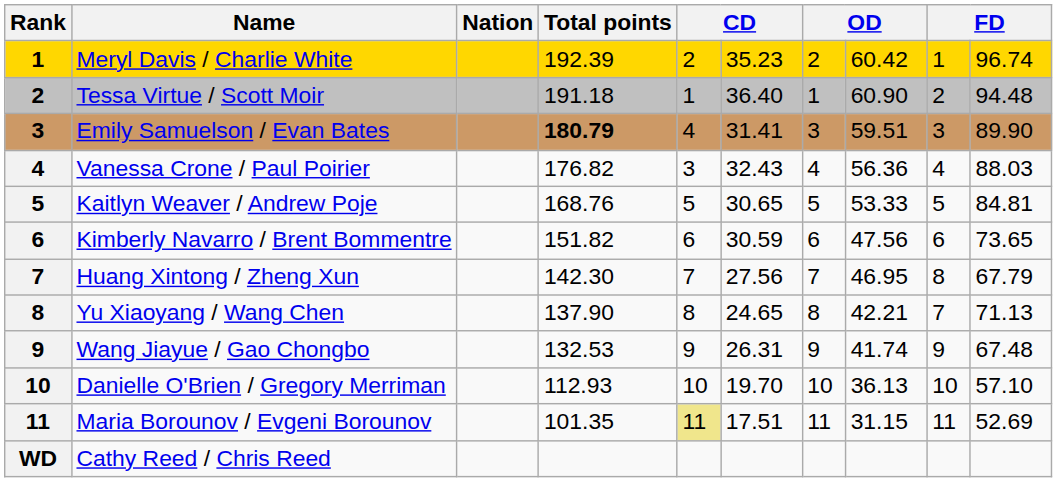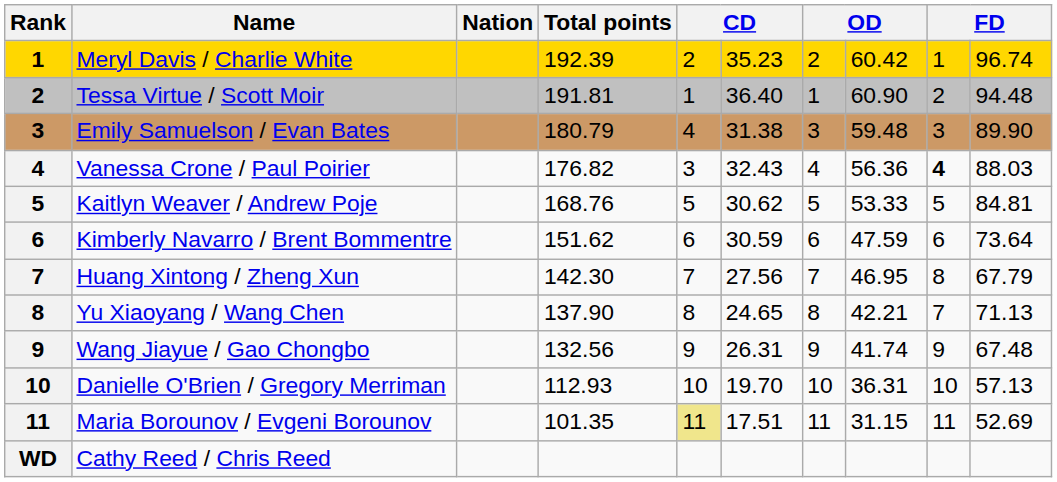(579, 95) 191.18 -> (579, 95) 191.81
(579, 131) bold -> (579, 131) normal
(754, 131) 31.41 -> (754, 131) 31.38
(879, 131) 59.51 -> (879, 131) 59.48
(939, 167) normal -> (939, 167) bold
(754, 204) 30.65 -> (754, 204) 30.62
(579, 240) 151.82 -> (579, 240) 151.62
(879, 240) 47.56 -> (879, 240) 47.59
(1004, 240) 73.65 -> (1004, 240) 73.64
(579, 349) 132.53 -> (579, 349) 132.56
(879, 385) 36.13 -> (879, 385) 36.31
(1004, 385) 57.10 -> (1004, 385) 57.13
